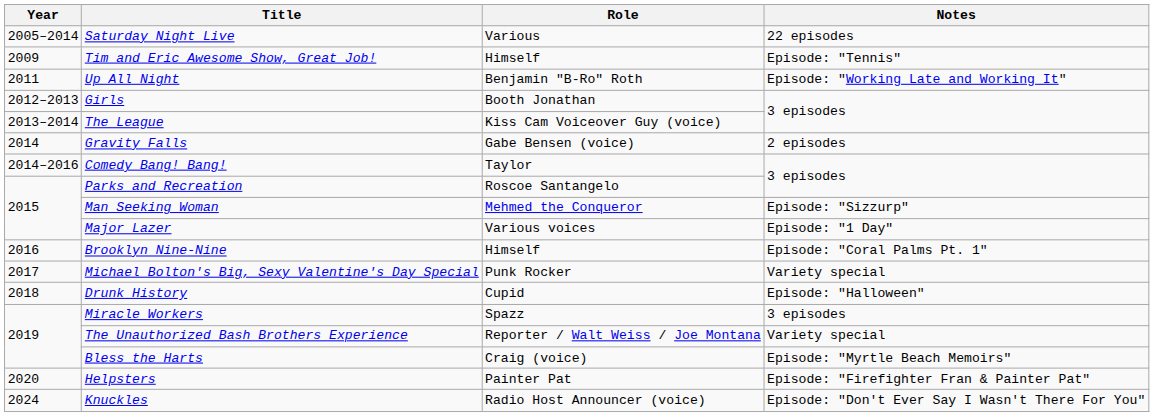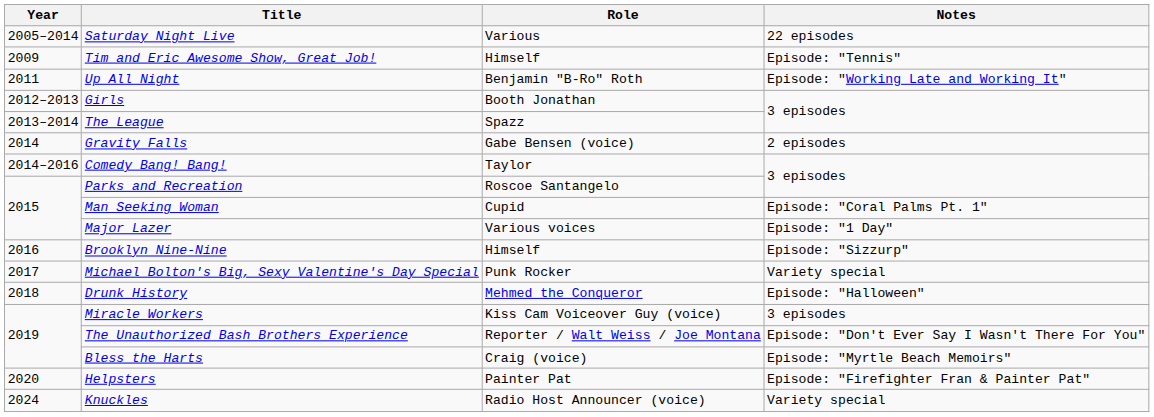(603, 122) Kiss Cam Voiceover Guy (voice) -> (505, 122) Spazz
(564, 208) Mehmed the Conqueror -> (505, 208) Cupid
(838, 208) Episode: "Sizzurp" -> (877, 208) Episode: "Coral Palms Pt. 1"
(877, 251) Episode: "Coral Palms Pt. 1" -> (838, 251) Episode: "Sizzurp"
(505, 293) Cupid -> (564, 293) Mehmed the Conqueror
(505, 315) Spazz -> (603, 315) Kiss Cam Voiceover Guy (voice)
(826, 336) Variety special -> (956, 336) Episode: "Don't Ever Say I Wasn't There For You"
(956, 400) Episode: "Don't Ever Say I Wasn't There For You" -> (826, 400) Variety special
